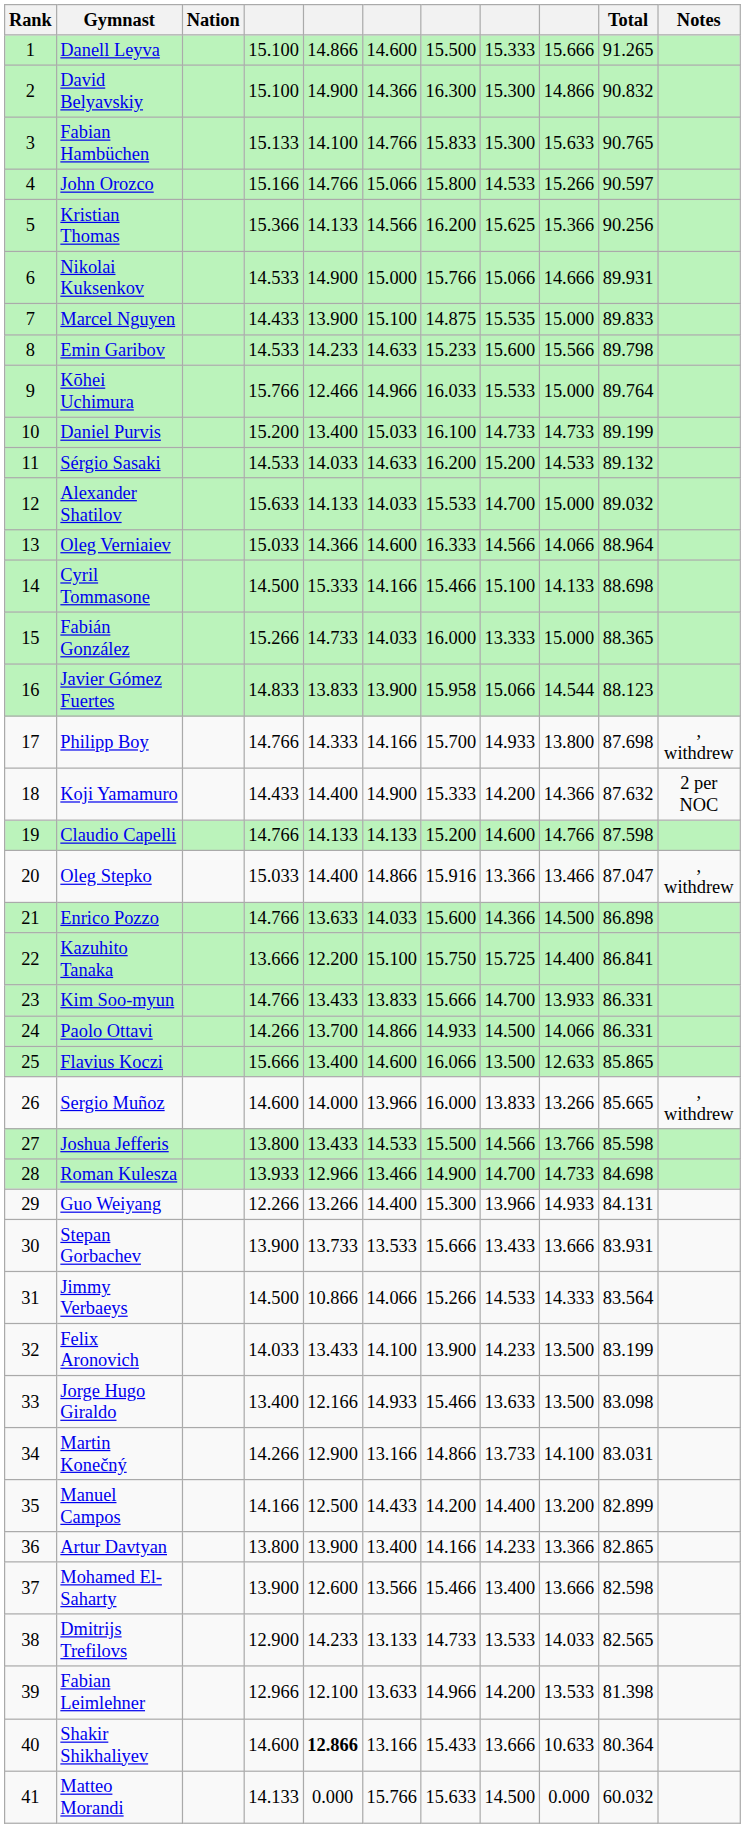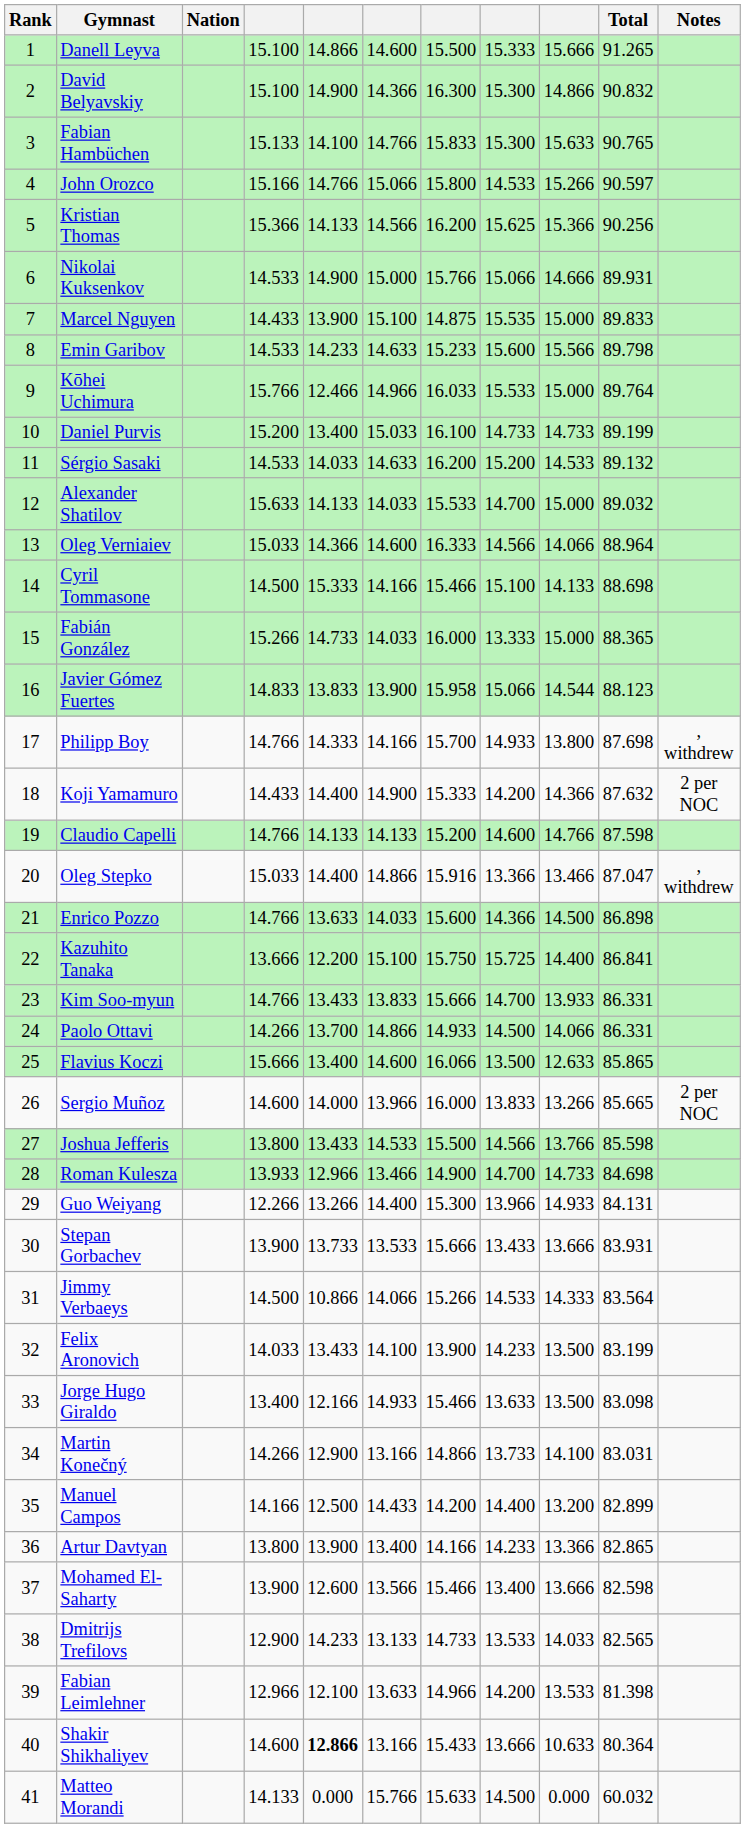(699, 1102) , withdrew -> (699, 1102) 2 per NOC
